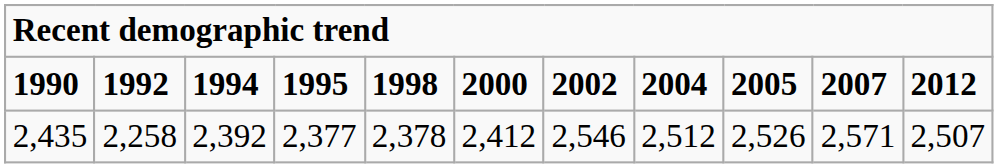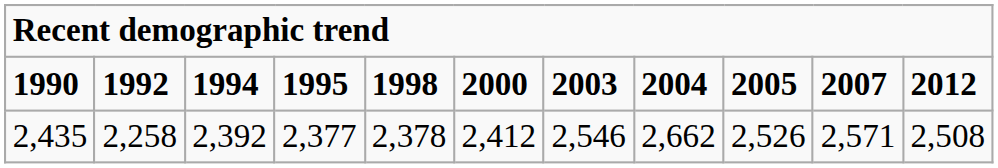(585, 83) 2002 -> (585, 83) 2003
(678, 135) 2,512 -> (678, 135) 2,662
(948, 135) 2,507 -> (948, 135) 2,508
